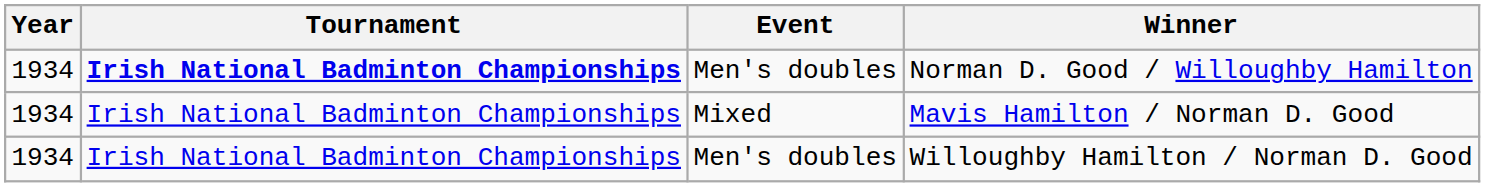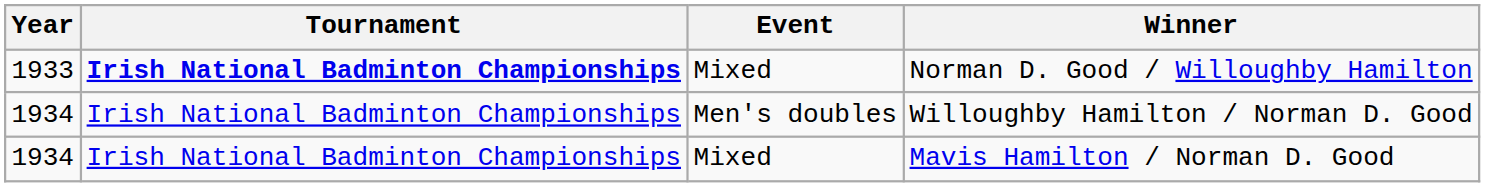(43, 71) 1934 -> (43, 71) 1933
(795, 71) Men's doubles -> (733, 71) Mixed
rows swapped: (1152, 114) <-> (1191, 158)
